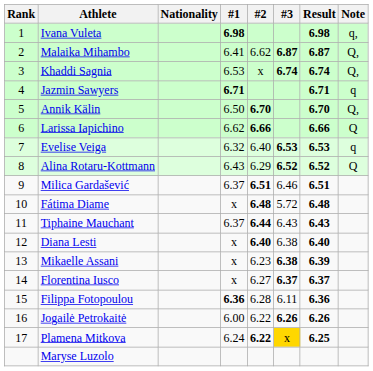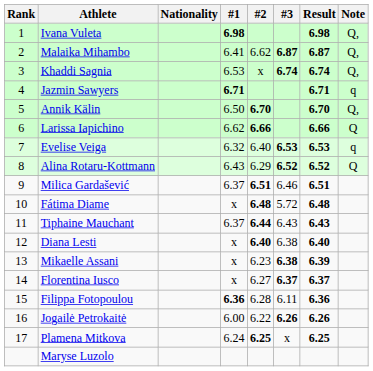(353, 33) q, -> (353, 33) Q,
(260, 337) 6.22 -> (260, 337) 6.25
(287, 337) gold background -> (287, 337) no background
